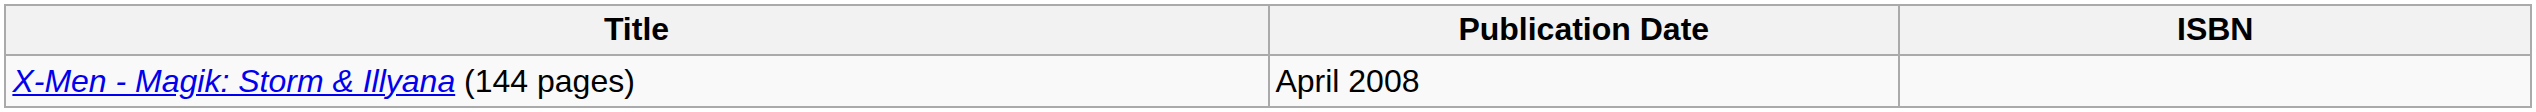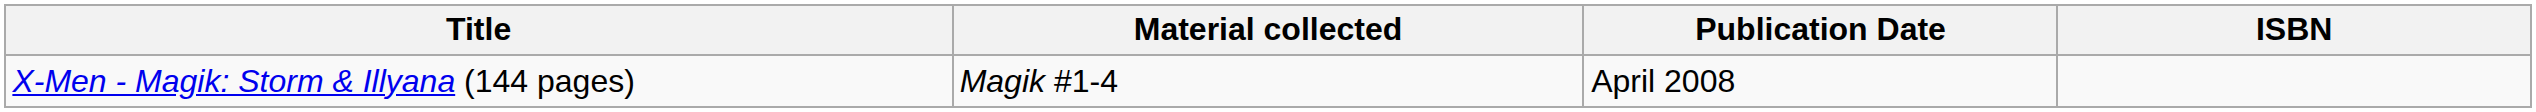+ column: (1268, 29)
